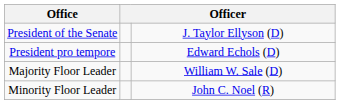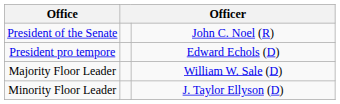(233, 33) J. Taylor Ellyson (D) -> (233, 33) John C. Noel (R)
(233, 90) John C. Noel (R) -> (233, 90) J. Taylor Ellyson (D)
